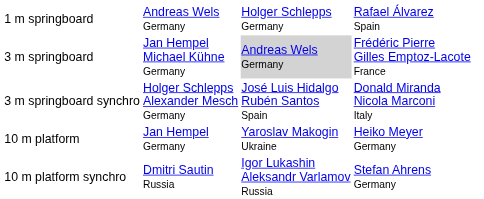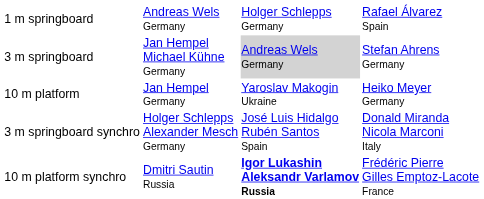(412, 57) Frédéric Pierre Gilles Emptoz-Lacote France -> (401, 57) Stefan Ahrens Germany
rows swapped: (42, 139) <-> (72, 101)
(296, 177) normal -> (300, 177) bold
(392, 177) Stefan Ahrens Germany -> (421, 177) Frédéric Pierre Gilles Emptoz-Lacote France
